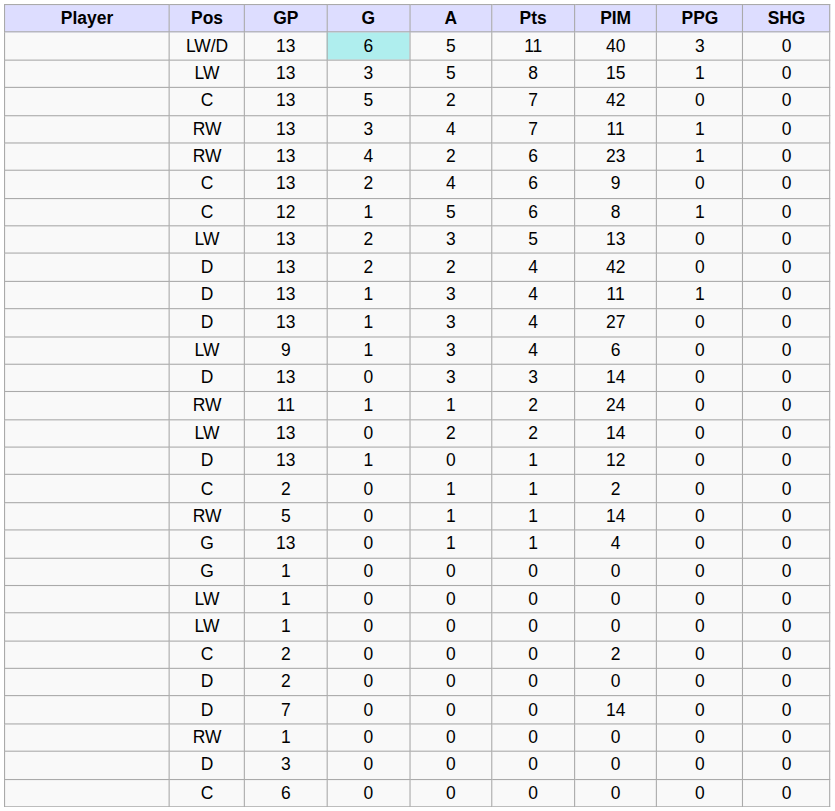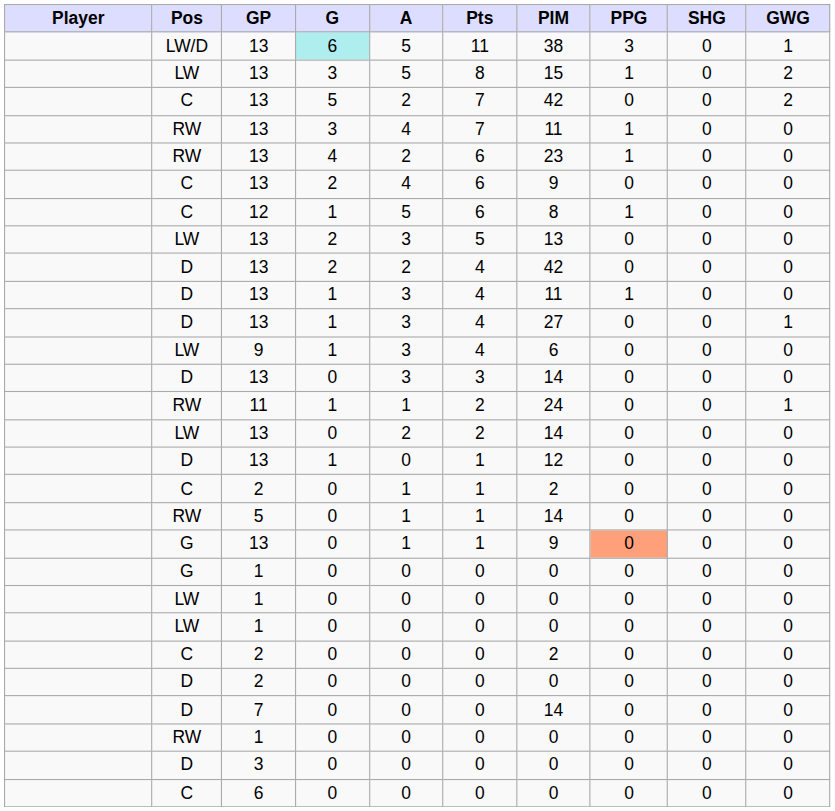+ column: (788, 18)
(616, 45) 40 -> (553, 45) 38
(616, 543) 4 -> (553, 543) 9
(700, 543) no background -> (629, 543) lightsalmon background
